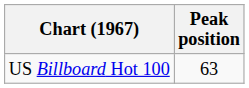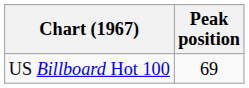(209, 68) 63 -> (209, 68) 69
